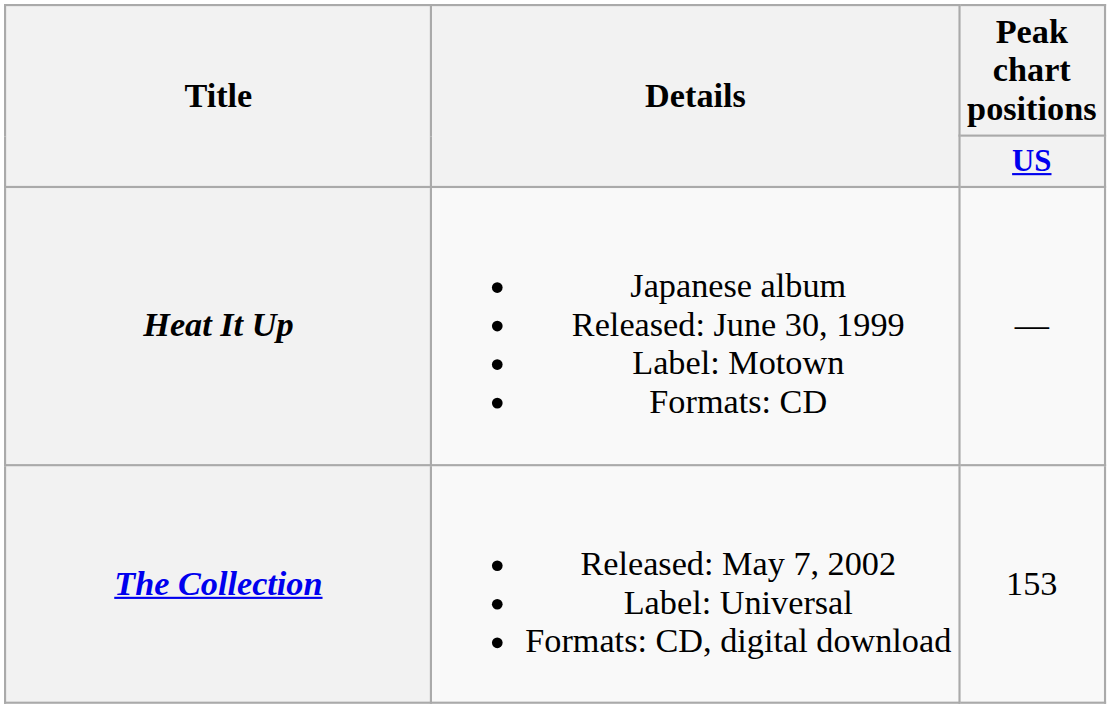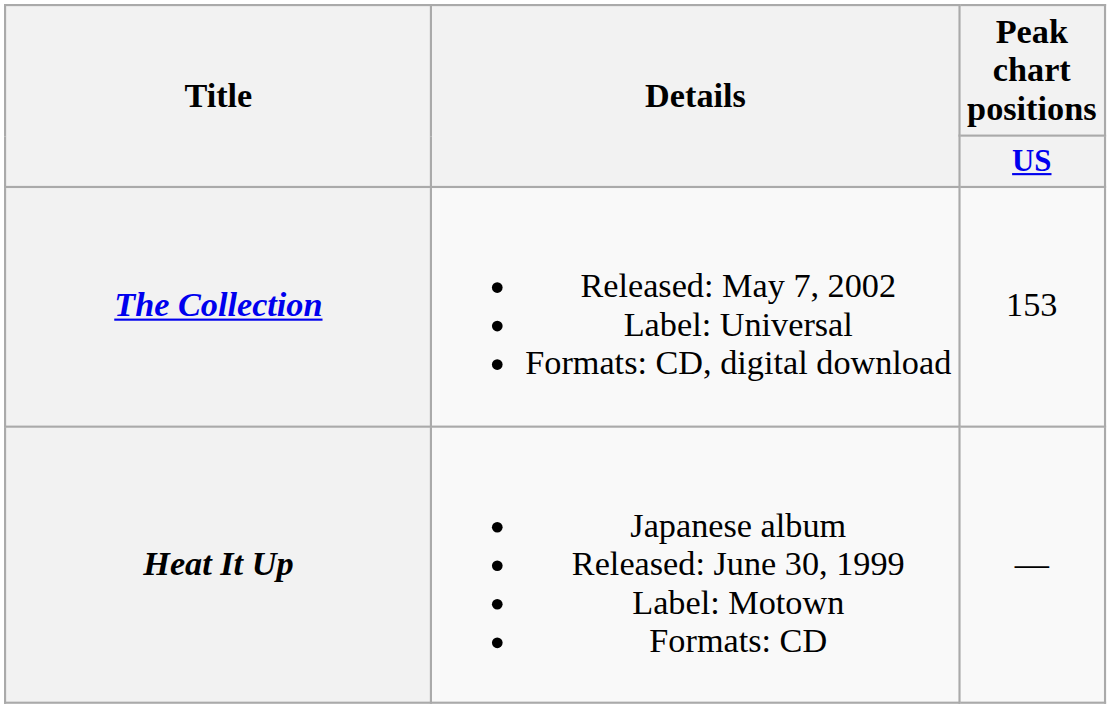rows swapped: (218, 325) <-> (218, 582)
